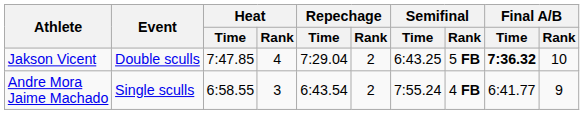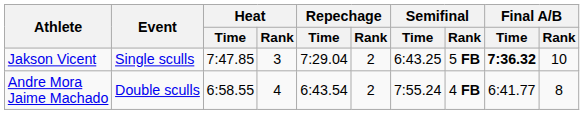(157, 60) Double sculls -> (155, 60) Single sculls
(277, 60) 4 -> (277, 60) 3
(155, 90) Single sculls -> (157, 90) Double sculls
(277, 90) 3 -> (277, 90) 4
(559, 90) 9 -> (559, 90) 8
